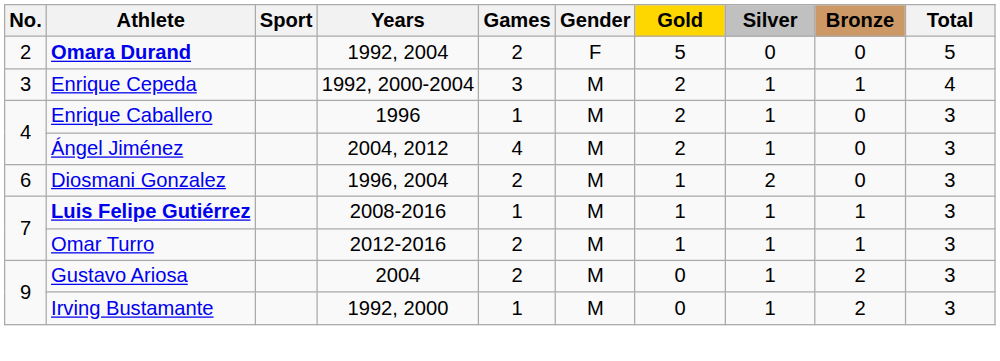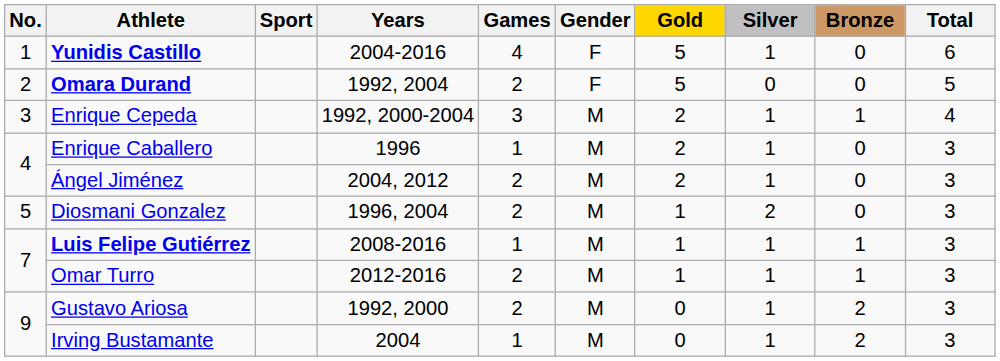+ row: (126, 52)
(517, 148) 4 -> (517, 180) 2
(26, 180) 6 -> (26, 212) 5
(398, 276) 2004 -> (398, 308) 1992, 2000
(398, 308) 1992, 2000 -> (398, 340) 2004
